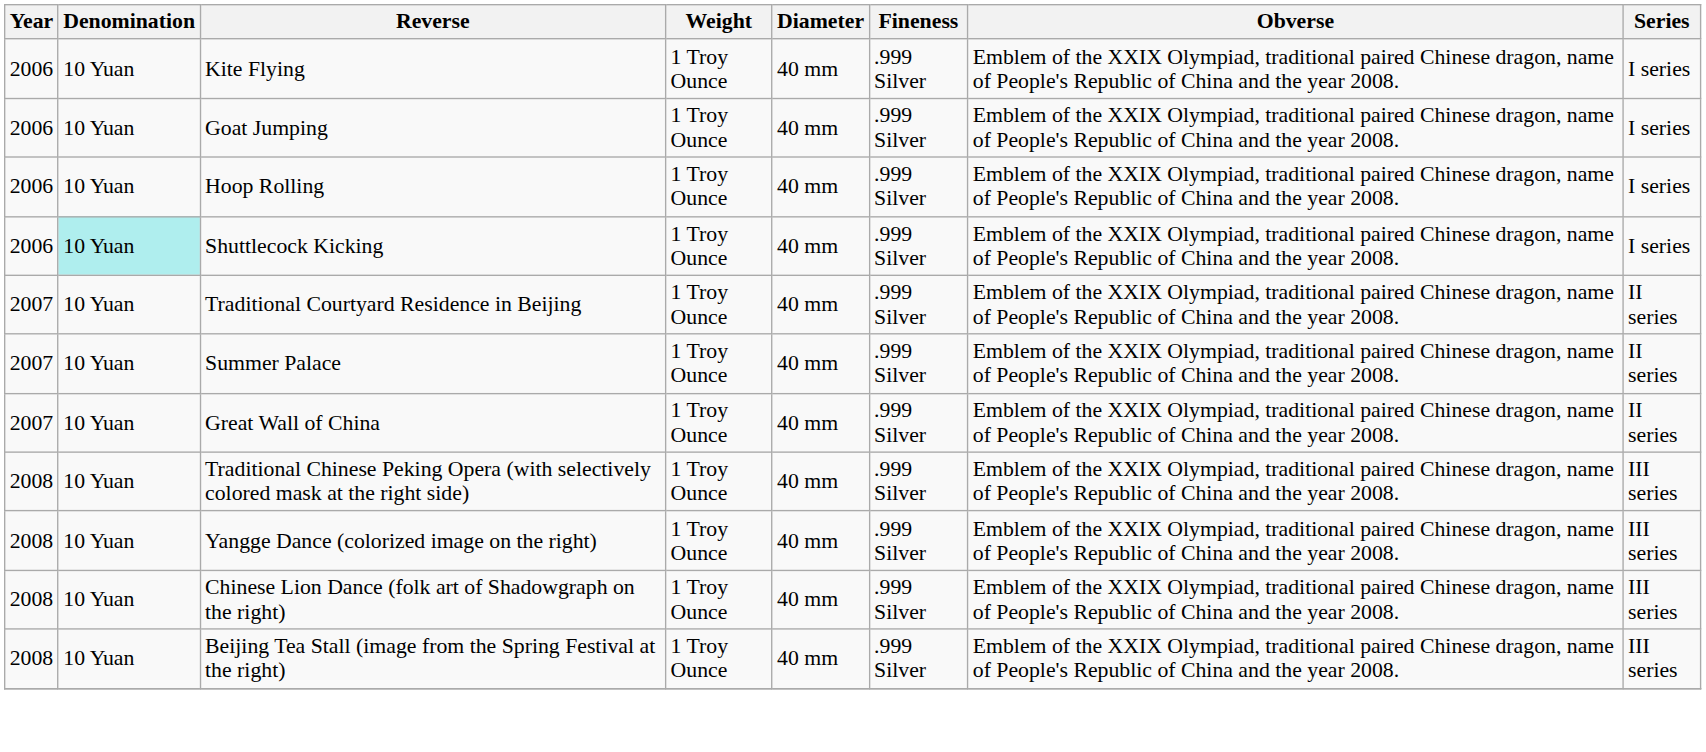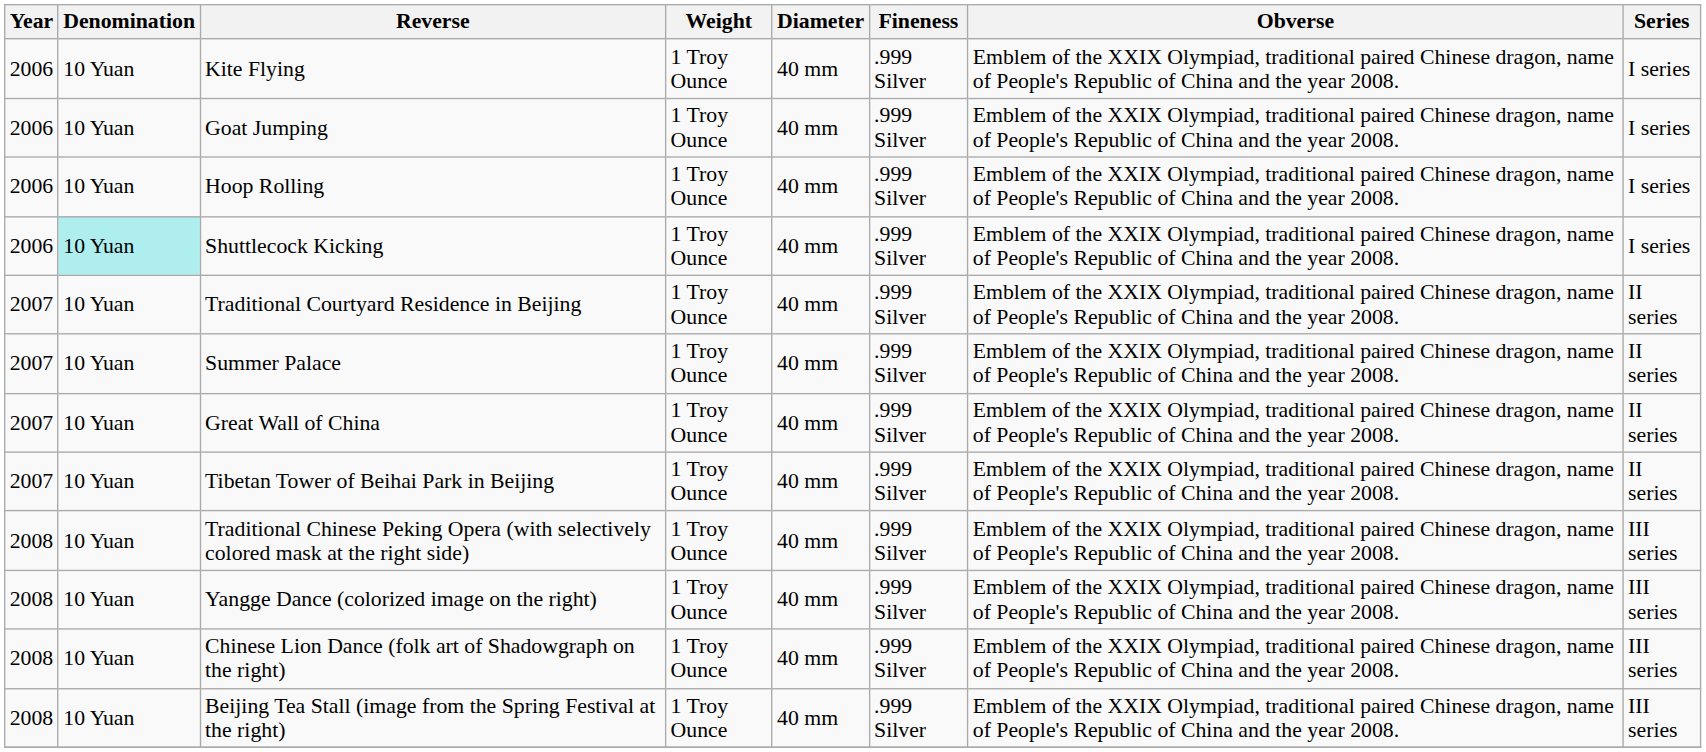+ row: (380, 481)
